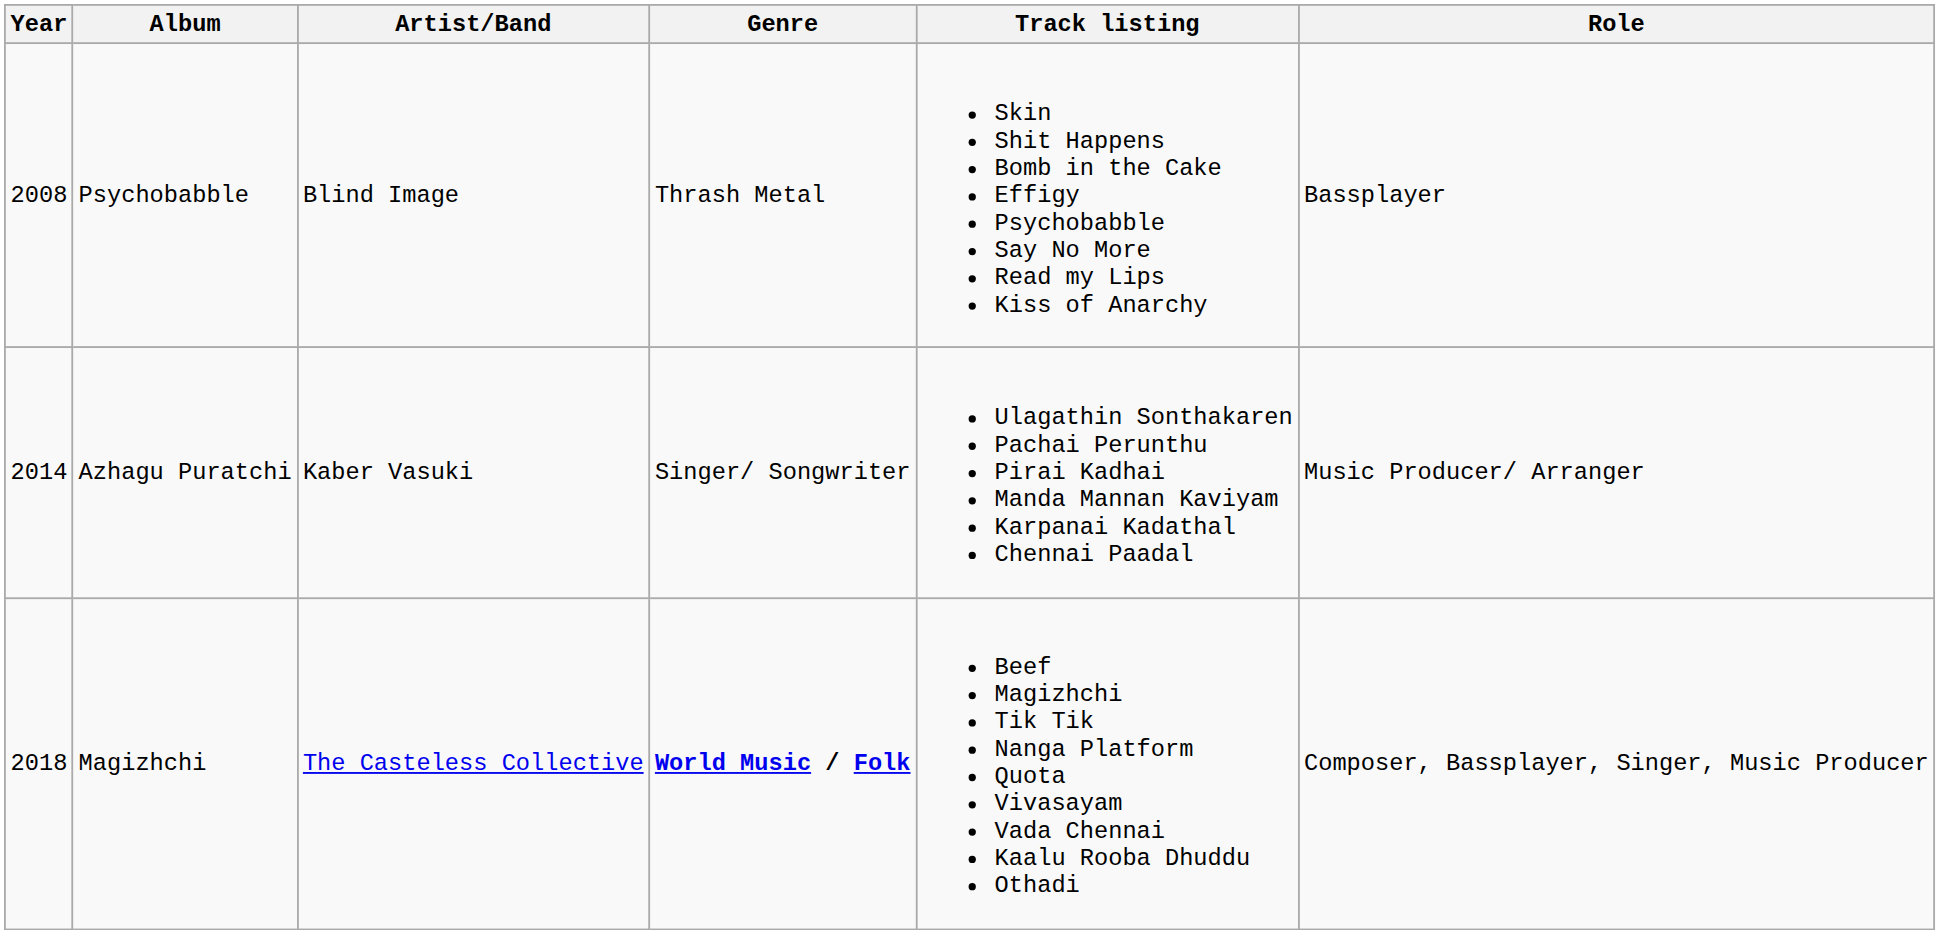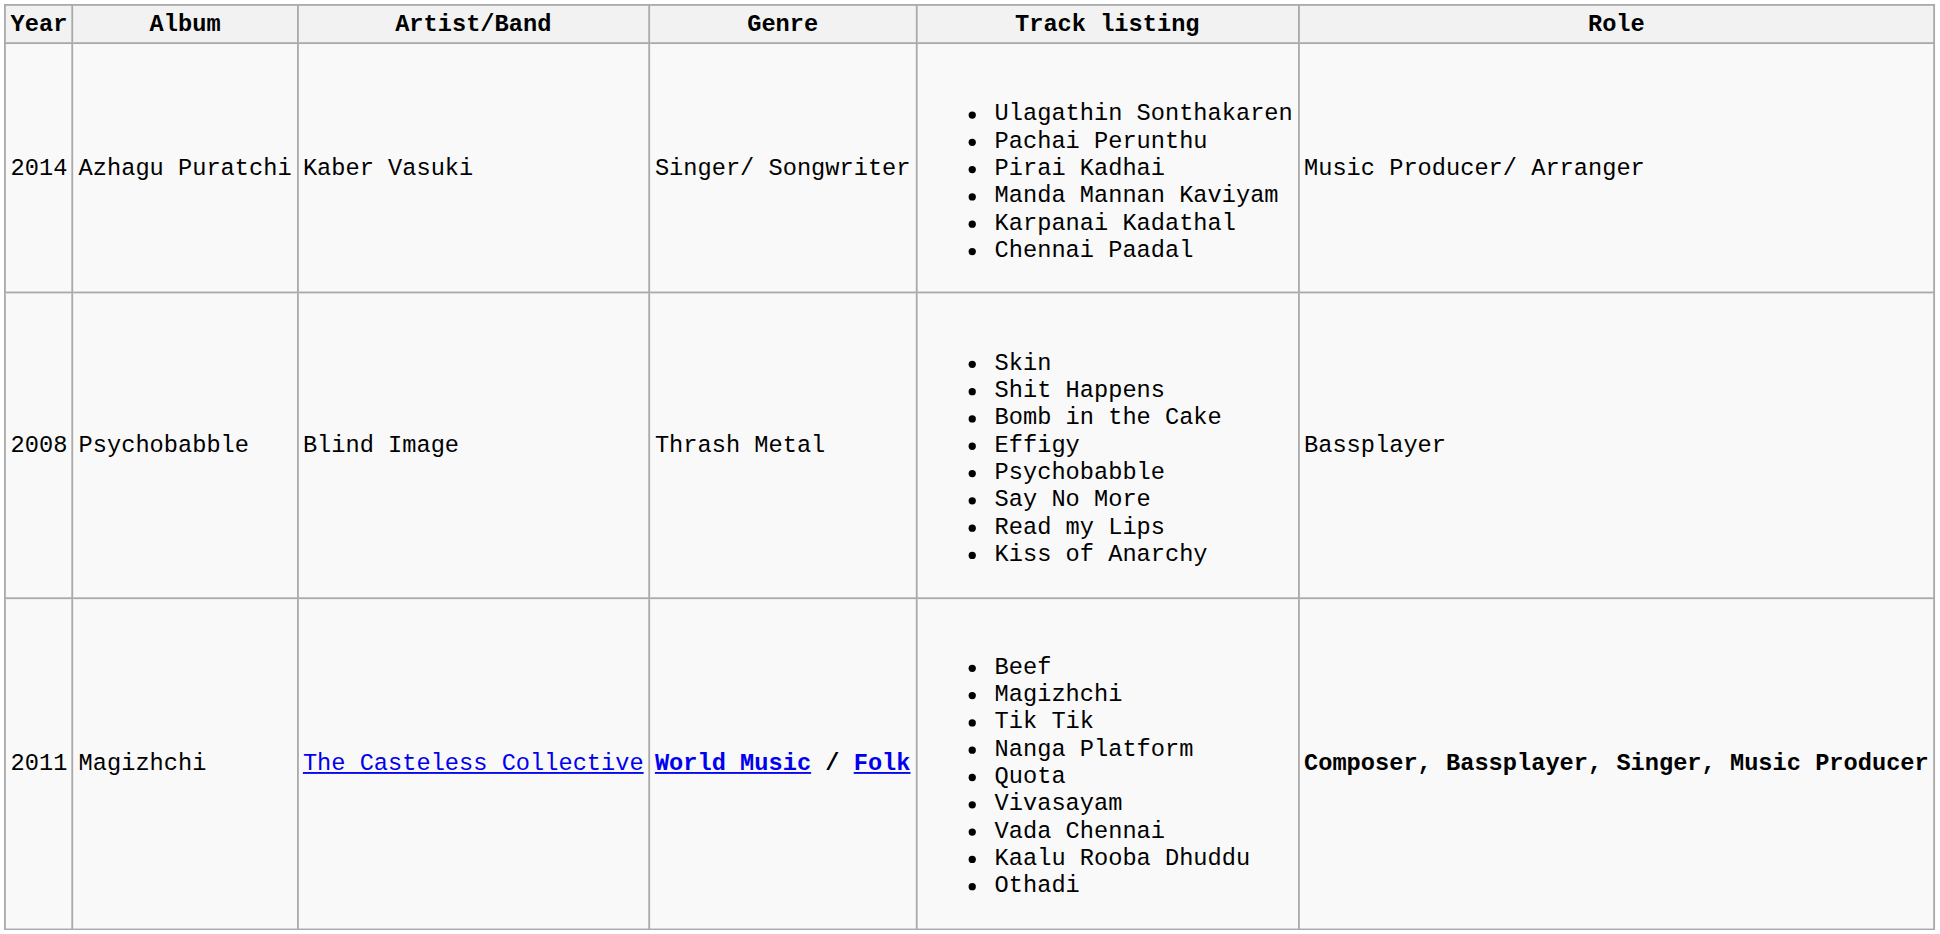rows swapped: (164, 196) <-> (185, 473)
(39, 763) 2018 -> (39, 763) 2011
(1616, 763) normal -> (1616, 763) bold
